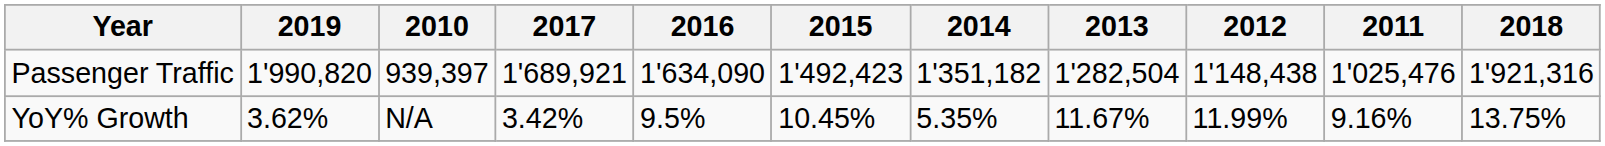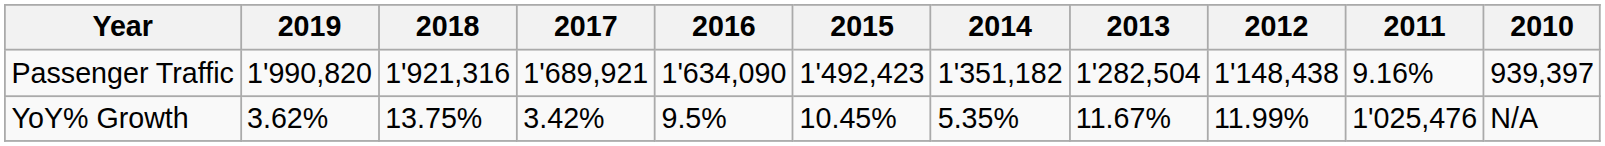columns swapped: (1531, 27) <-> (437, 27)
(1393, 72) 1'025,476 -> (1393, 72) 9.16%
(1371, 118) 9.16% -> (1415, 118) 1'025,476
